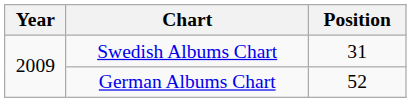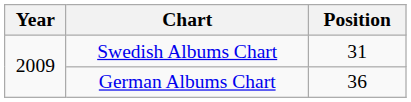(357, 81) 52 -> (357, 81) 36
